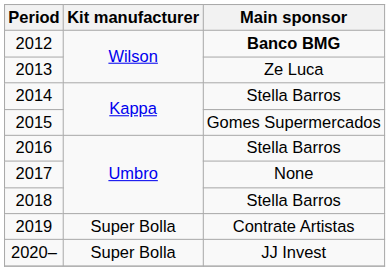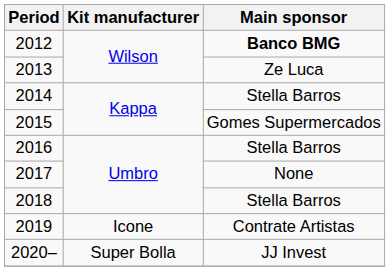(133, 226) Super Bolla -> (133, 226) Icone
